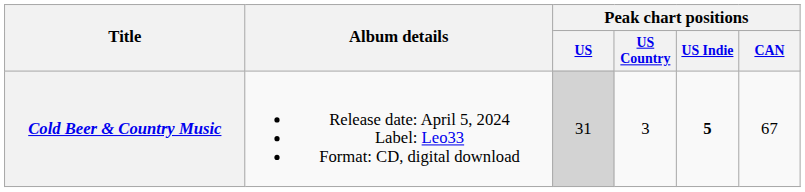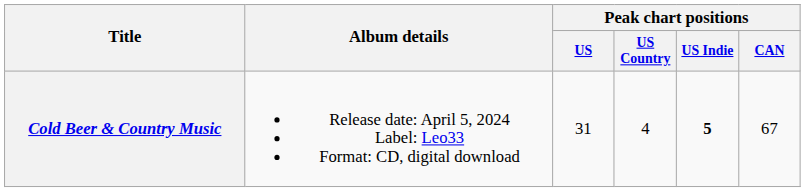(583, 128) lightgrey background -> (583, 128) no background
(645, 128) 3 -> (645, 128) 4
